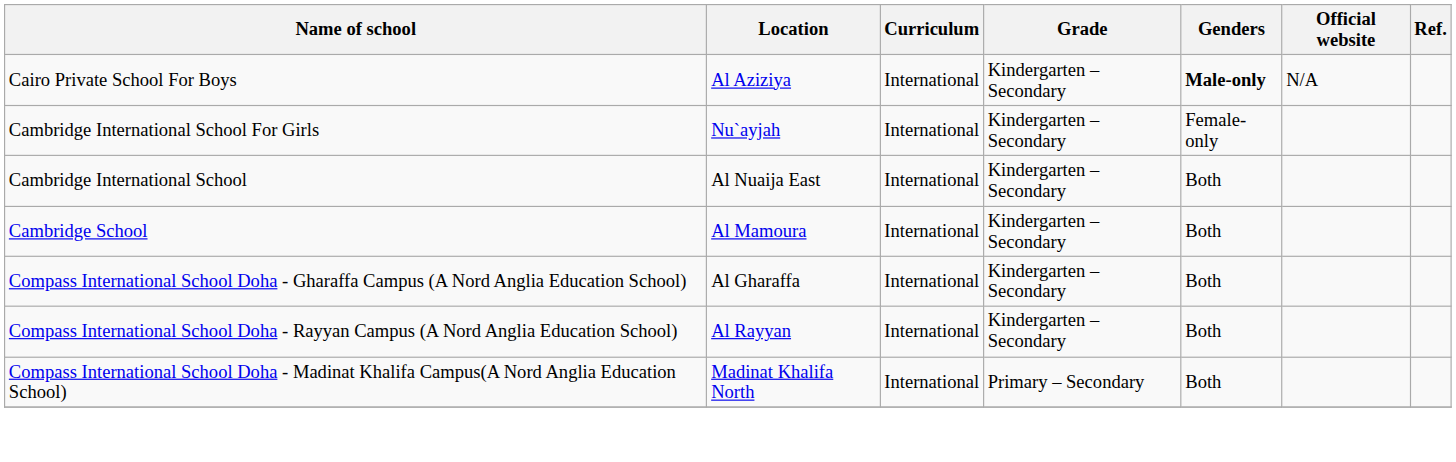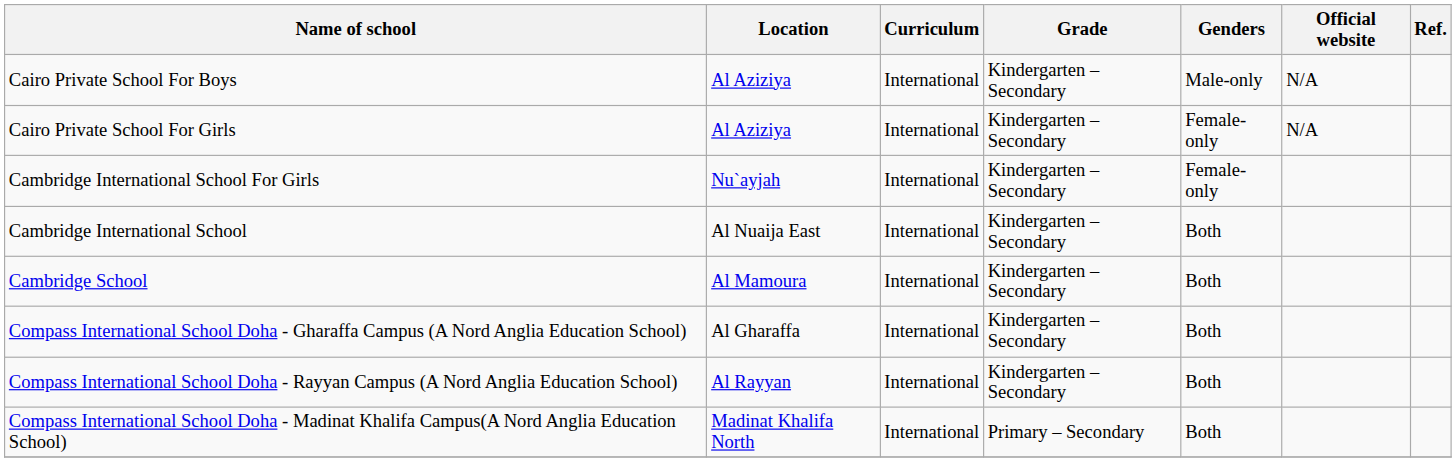(1225, 79) bold -> (1224, 79) normal
+ row: (122, 130)
